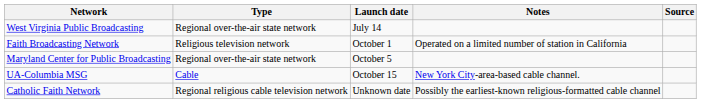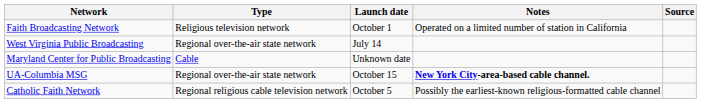rows swapped: (75, 28) <-> (63, 43)
(246, 59) Regional over-the-air state network -> (187, 59) Cable
(372, 59) October 5 -> (381, 59) Unknown date
(187, 75) Cable -> (246, 75) Regional over-the-air state network
(497, 75) normal -> (502, 75) bold
(381, 91) Unknown date -> (372, 91) October 5
